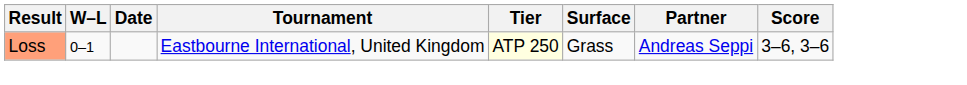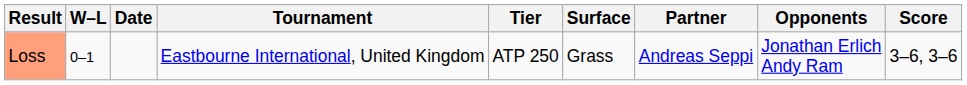+ column: (821, 18)
(526, 45) lightyellow background -> (526, 55) no background
